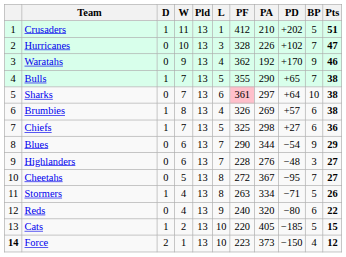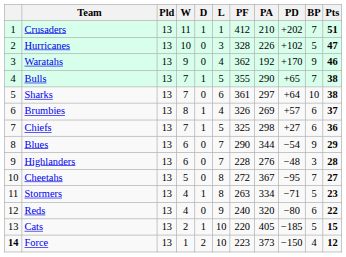columns swapped: (202, 12) <-> (166, 12)
(314, 29) 5 -> (314, 29) 7
(314, 45) 7 -> (314, 45) 5
(242, 95) pink background -> (242, 95) no background
(332, 111) 38 -> (332, 111) 37
(332, 161) 27 -> (332, 161) 28
(332, 194) 26 -> (332, 194) 23
